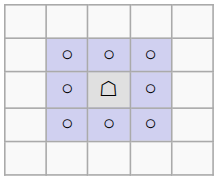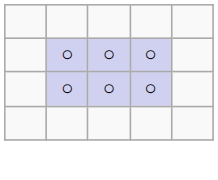- row: (67, 90)
